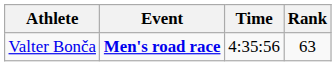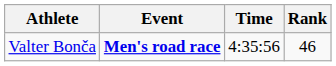(307, 46) 63 -> (307, 46) 46
